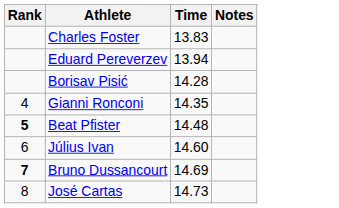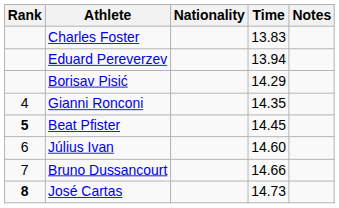+ column: (209, 15)
(191, 81) 14.28 -> (269, 81) 14.29
(191, 125) 14.48 -> (269, 125) 14.45
(25, 170) bold -> (25, 170) normal
(191, 170) 14.69 -> (269, 170) 14.66
(25, 192) normal -> (25, 192) bold
